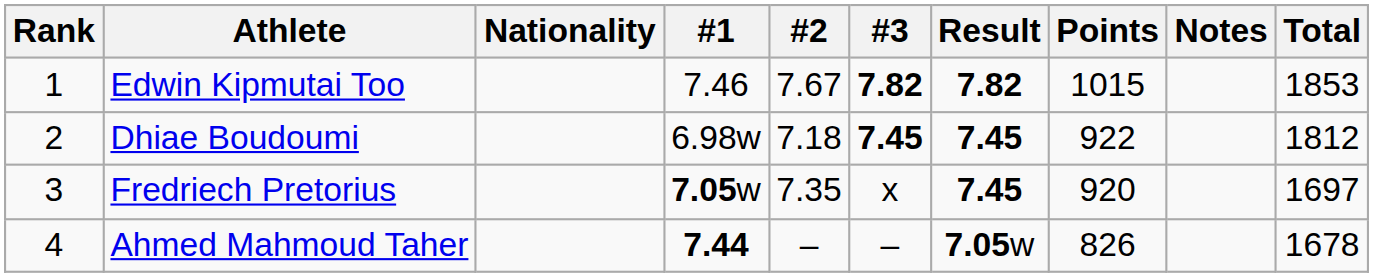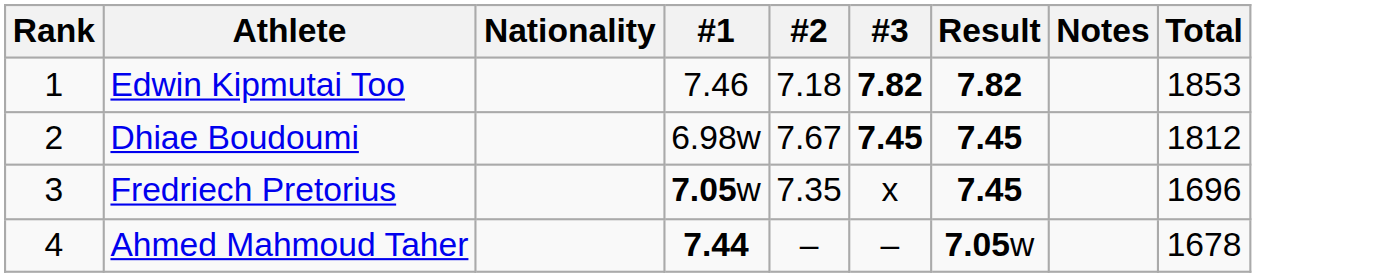- column: (1108, 31)
(809, 84) 7.67 -> (809, 84) 7.18
(809, 137) 7.18 -> (809, 137) 7.67
(1322, 191) 1697 -> (1204, 191) 1696
